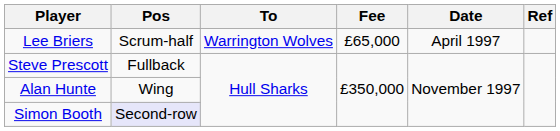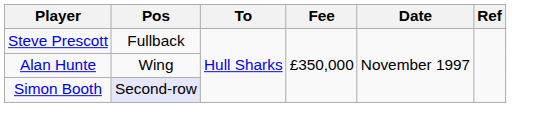- row: (58, 41)
